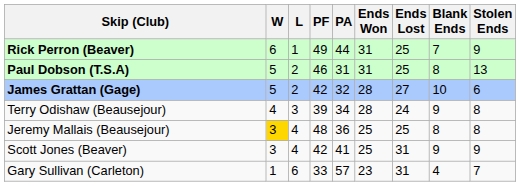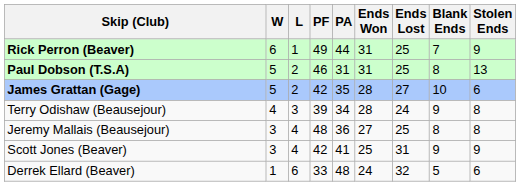(342, 89) 32 -> (342, 89) 35
(273, 130) gold background -> (273, 130) no background
(365, 130) 25 -> (365, 130) 27
+ row: (71, 171)
- row: (76, 171)
